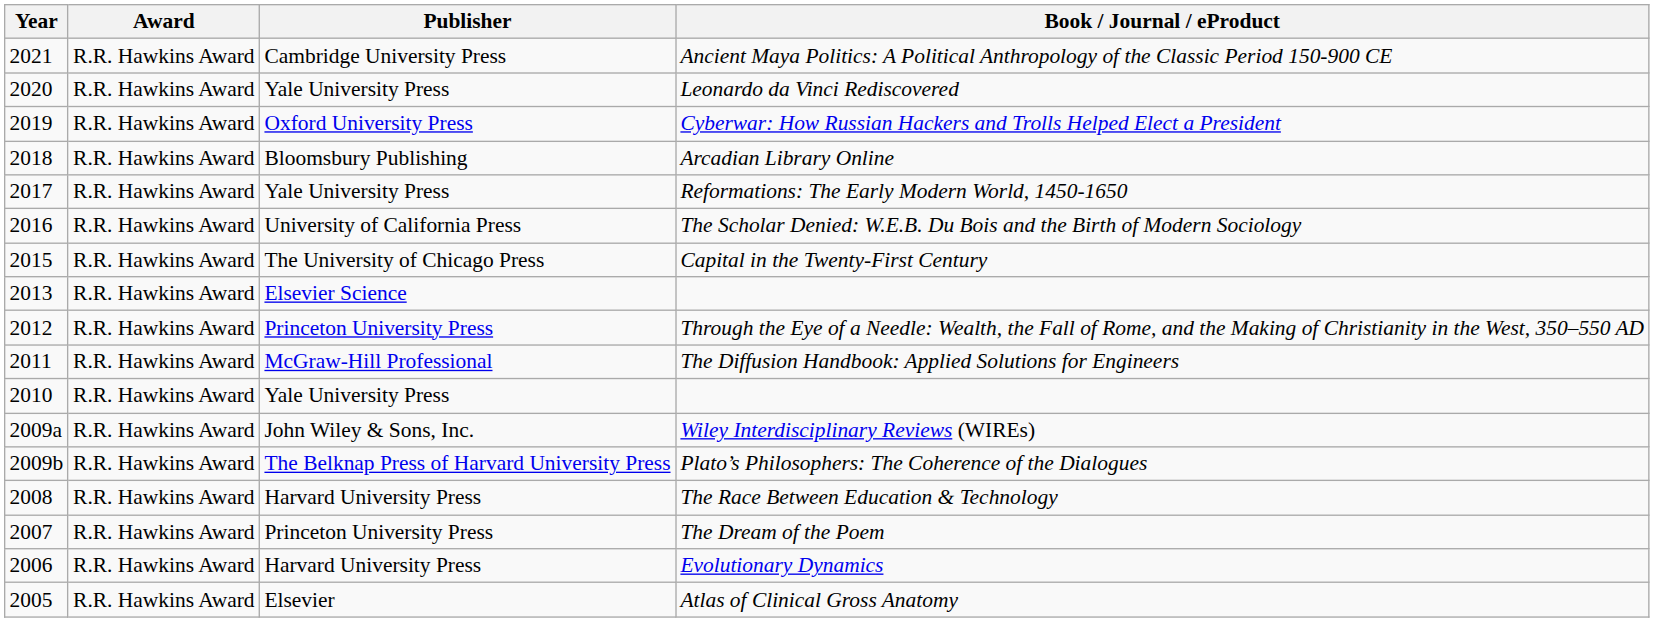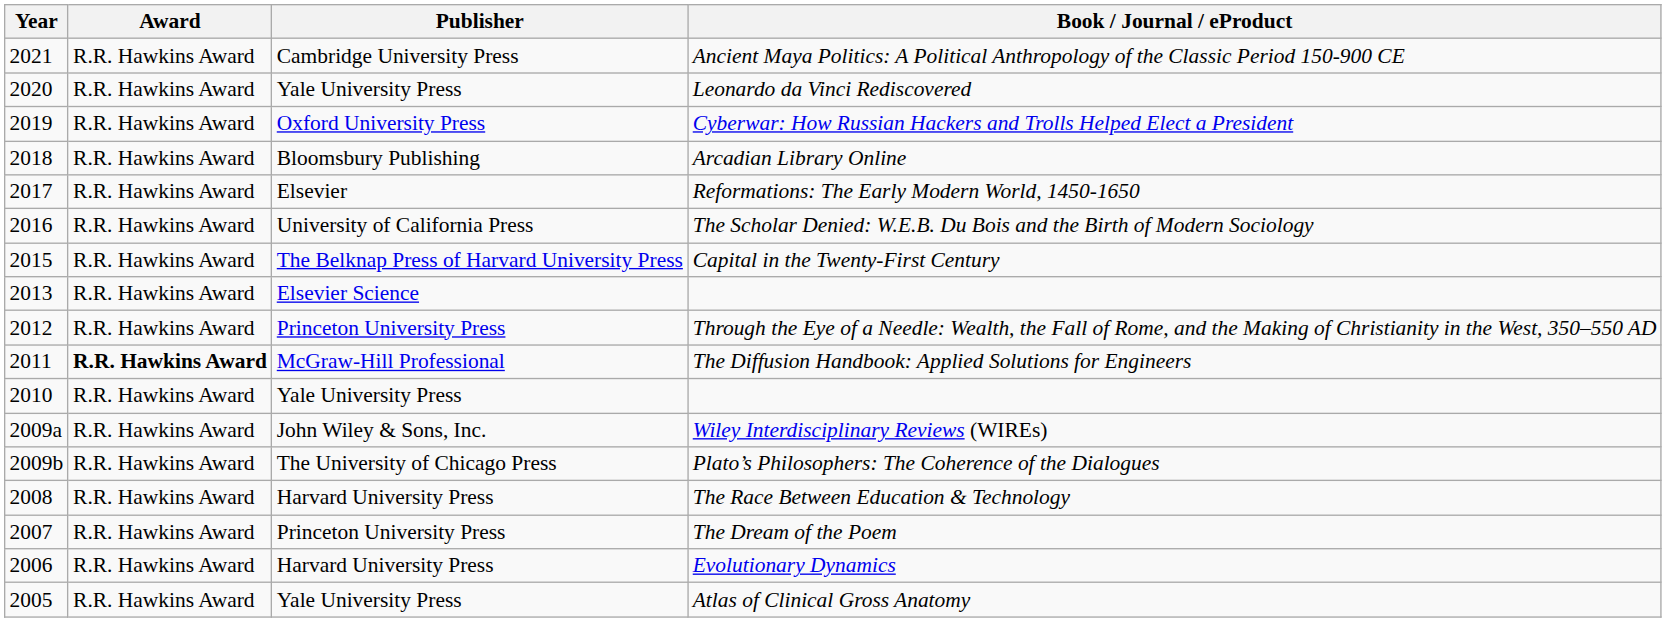(357, 191) Yale University Press -> (312, 191) Elsevier
(404, 259) The University of Chicago Press -> (480, 259) The Belknap Press of Harvard University Press
(164, 361) normal -> (170, 361) bold
(467, 463) The Belknap Press of Harvard University Press -> (417, 463) The University of Chicago Press
(300, 599) Elsevier -> (369, 599) Yale University Press
